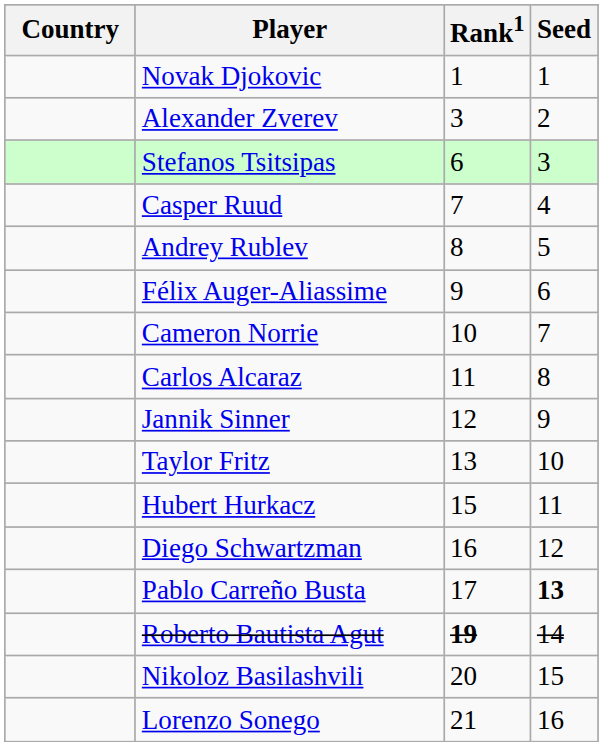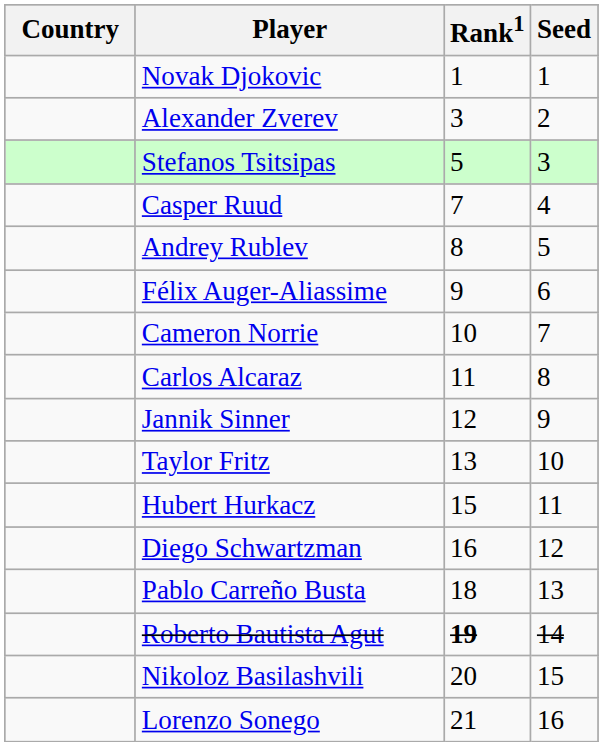(457, 161) 6 -> (457, 161) 5
(464, 590) 17 -> (464, 590) 18
(550, 590) bold -> (550, 590) normal
